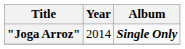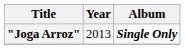(98, 34) 2014 -> (98, 34) 2013
